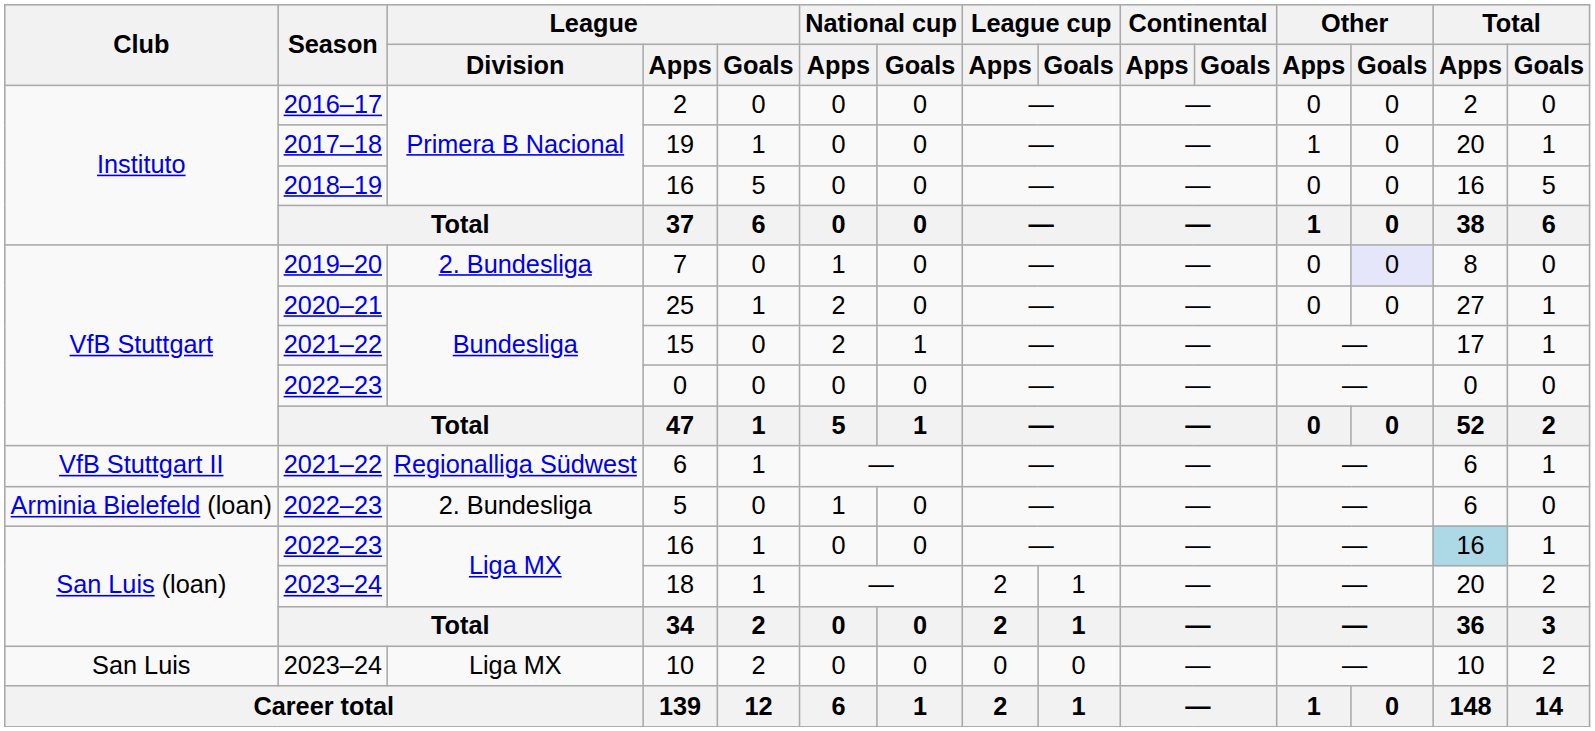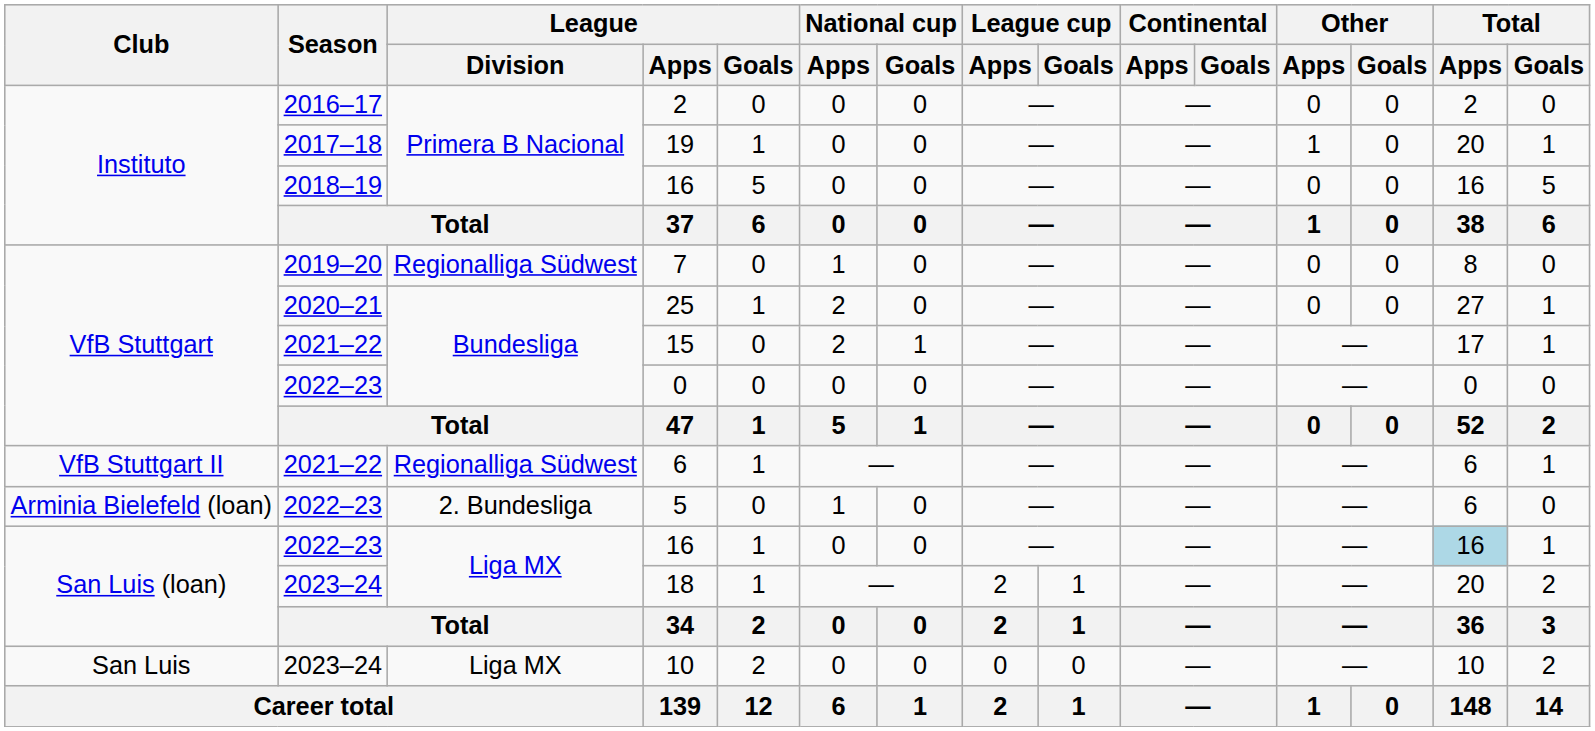(515, 265) 2. Bundesliga -> (515, 265) Regionalliga Südwest
(1392, 265) lavender background -> (1392, 265) no background
